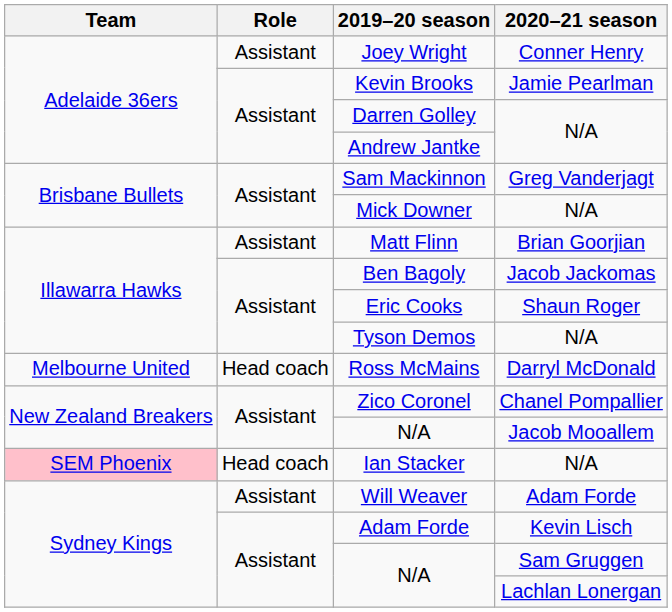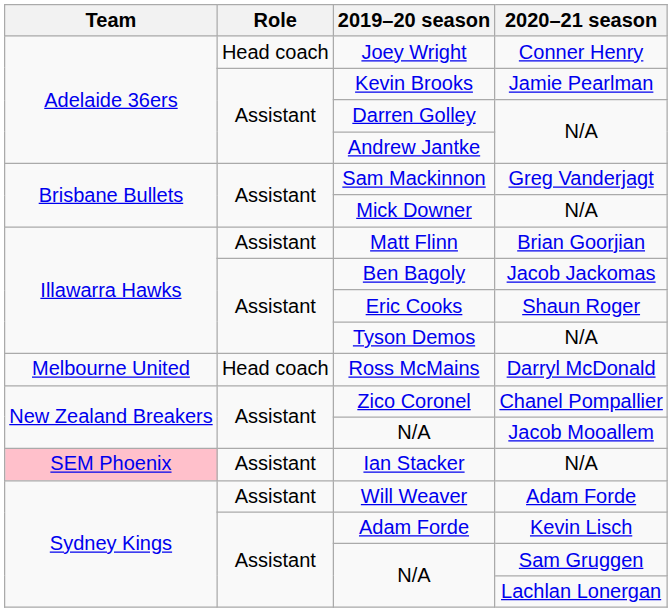(275, 52) Assistant -> (275, 52) Head coach
(275, 464) Head coach -> (275, 464) Assistant
